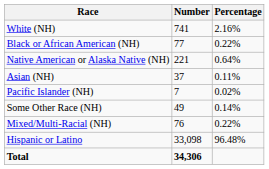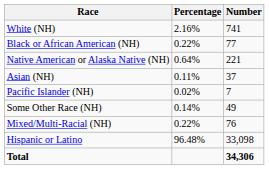columns swapped: (192, 12) <-> (238, 12)
